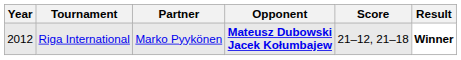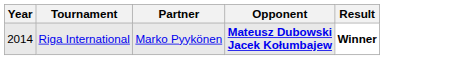- column: (373, 14)
(20, 39) 2012 -> (20, 39) 2014
